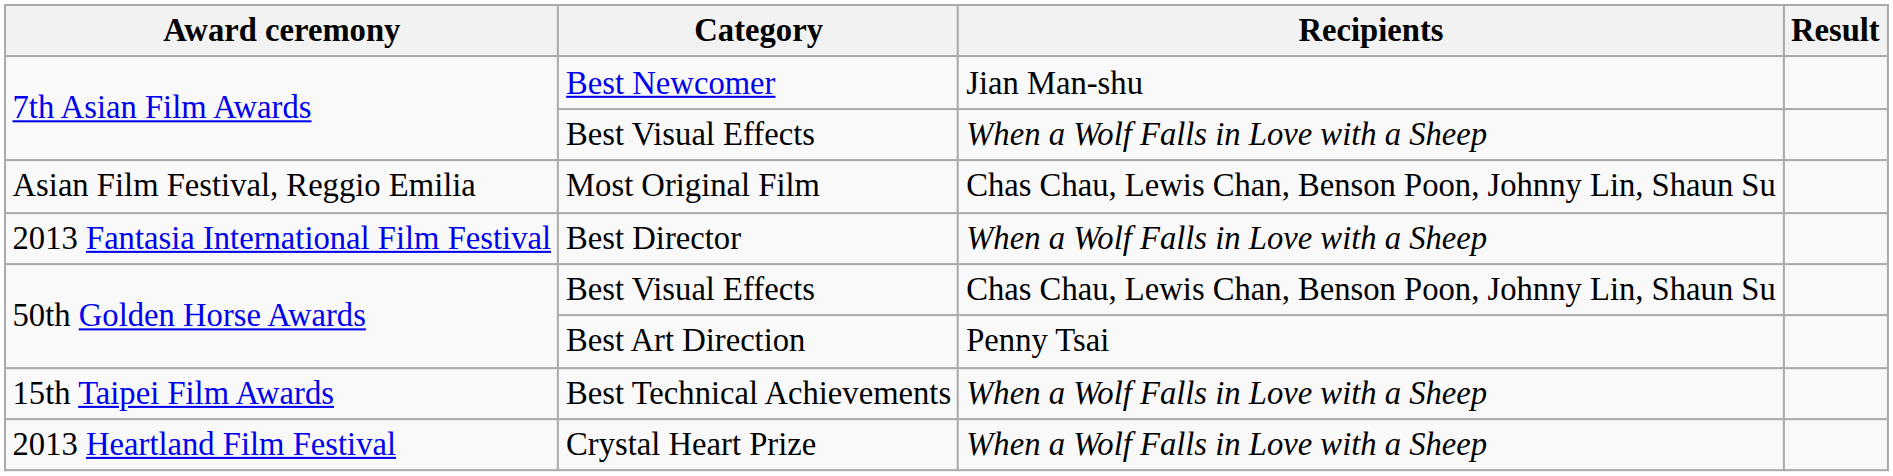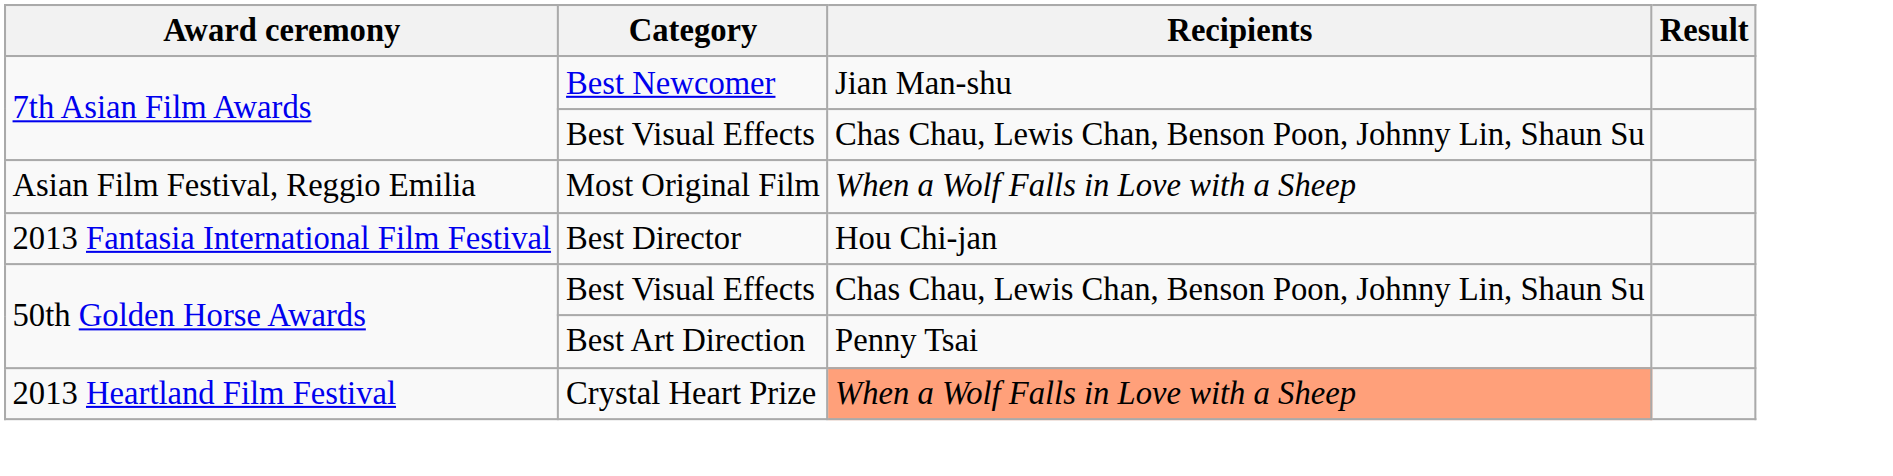(1227, 133) When a Wolf Falls in Love with a Sheep -> (1240, 133) Chas Chau, Lewis Chan, Benson Poon, Johnny Lin, Shaun Su
(1371, 185) Chas Chau, Lewis Chan, Benson Poon, Johnny Lin, Shaun Su -> (1096, 185) When a Wolf Falls in Love with a Sheep
(1227, 237) When a Wolf Falls in Love with a Sheep -> (916, 237) Hou Chi-jan
- row: (173, 392)
(1227, 444) no background -> (1096, 392) lightsalmon background
